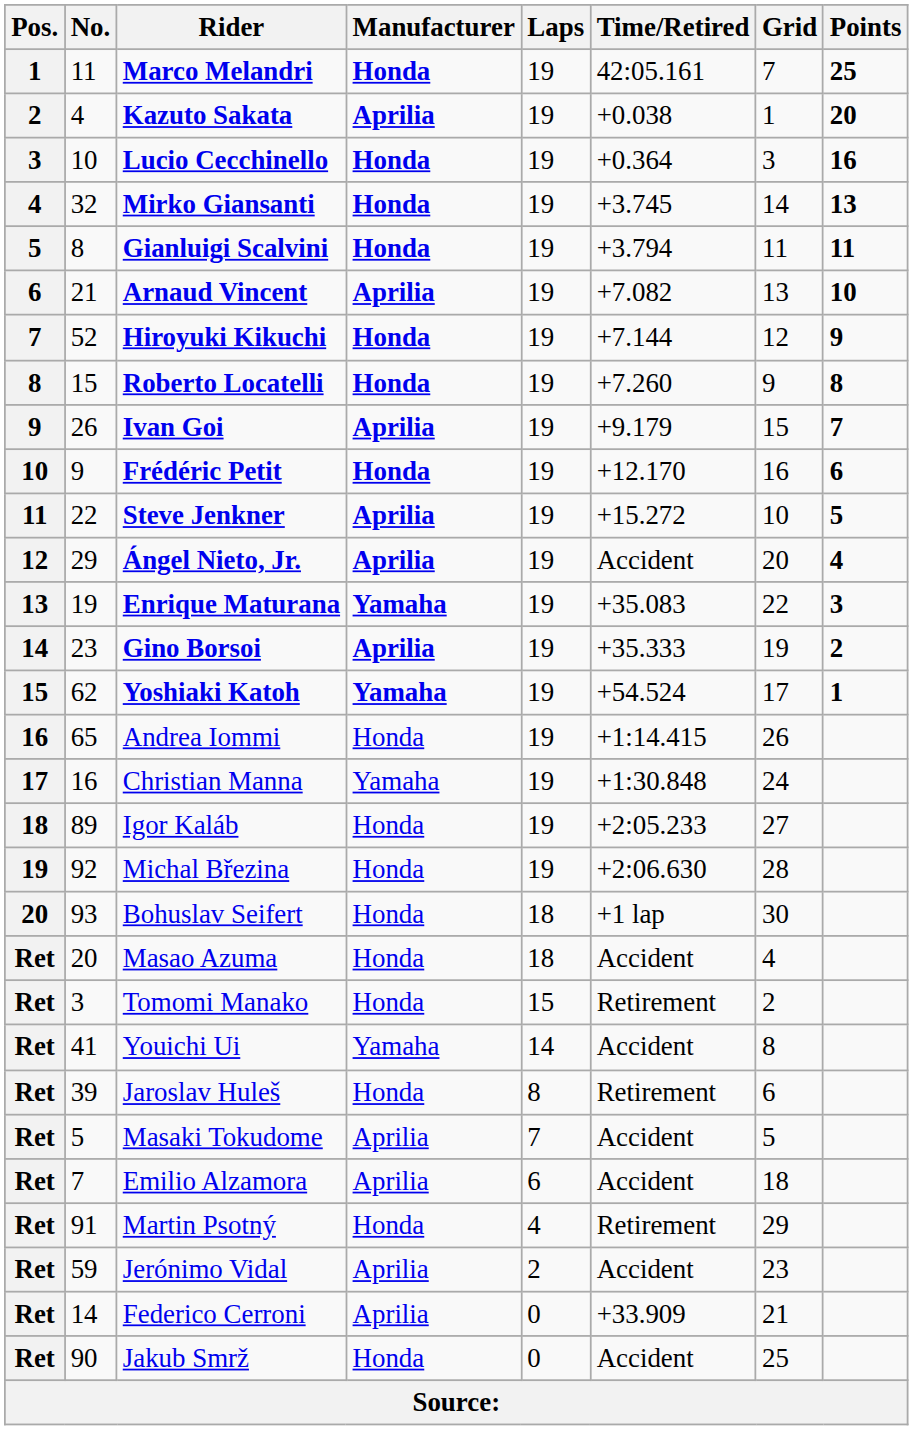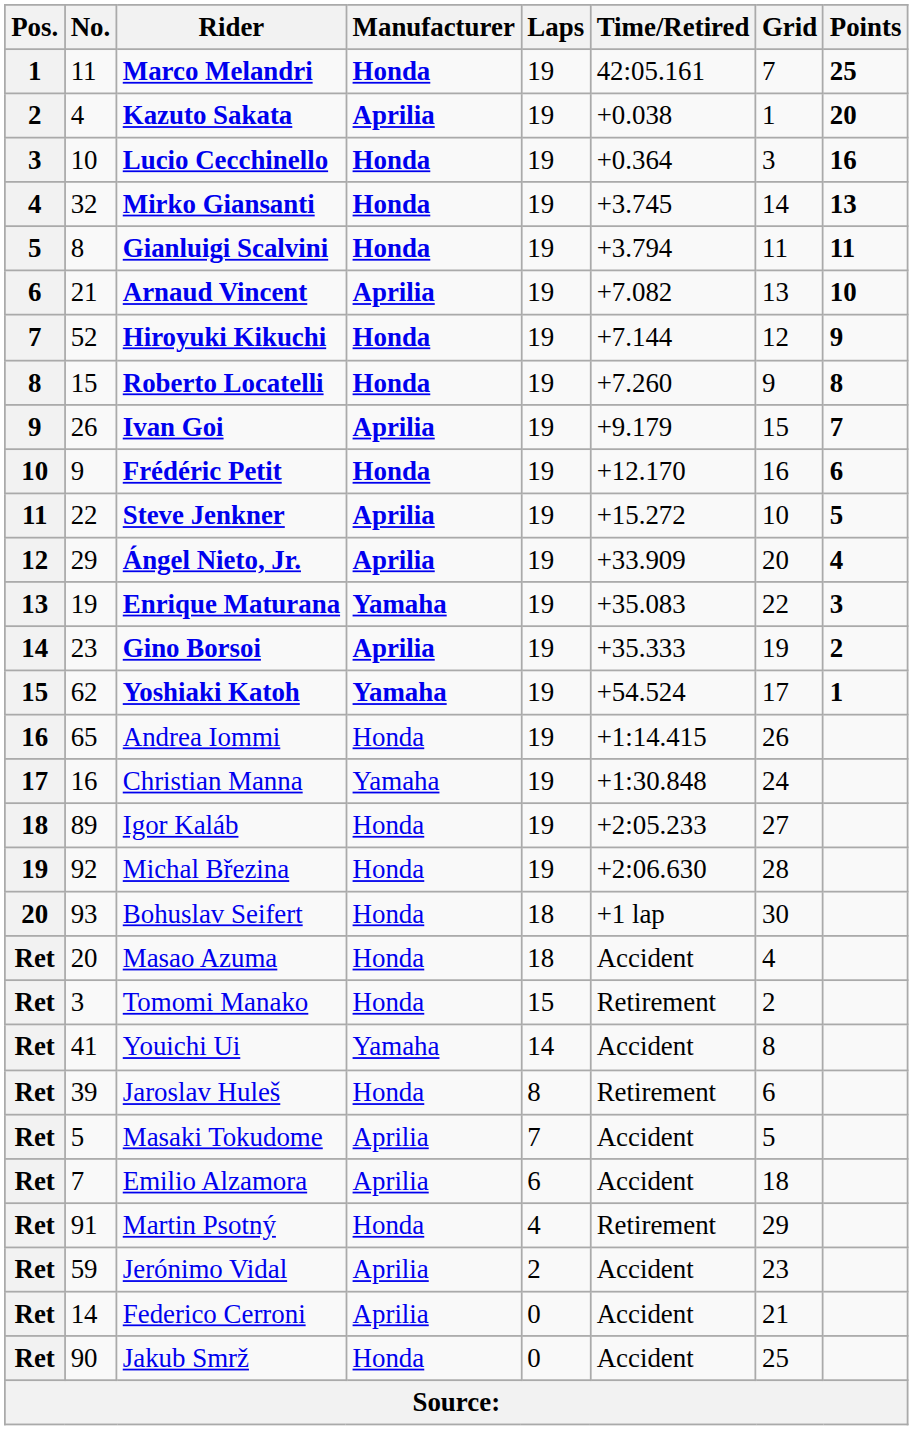(645, 559) Accident -> (641, 559) +33.909
(641, 1313) +33.909 -> (645, 1313) Accident
